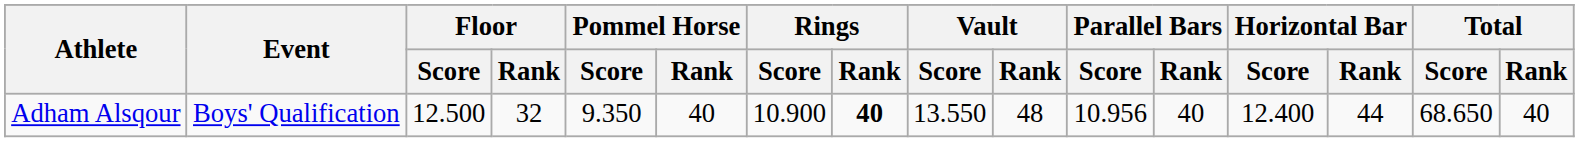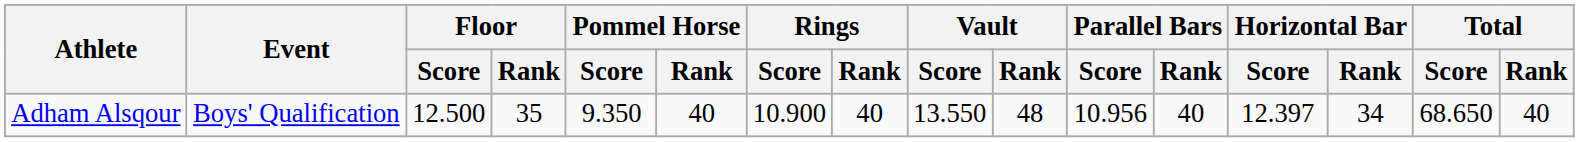(529, 114) 32 -> (529, 114) 35
(870, 114) bold -> (870, 114) normal
(1278, 114) 12.400 -> (1278, 114) 12.397
(1370, 114) 44 -> (1370, 114) 34
